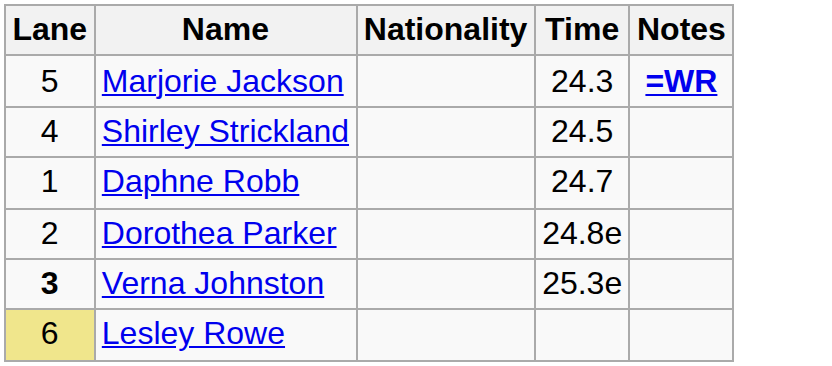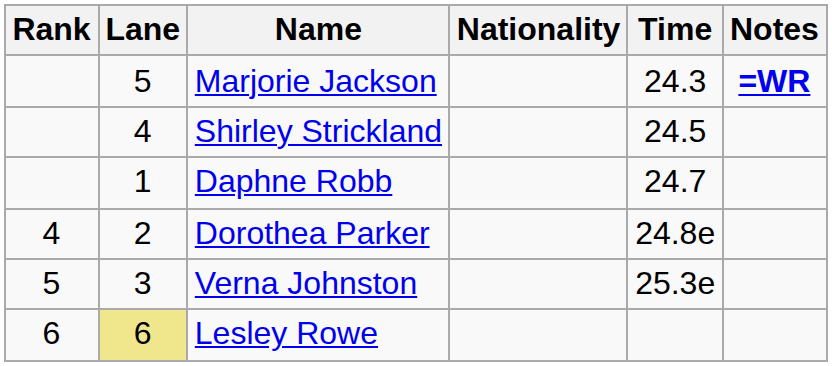+ column: (52, 29)
(50, 283) bold -> (143, 283) normal
